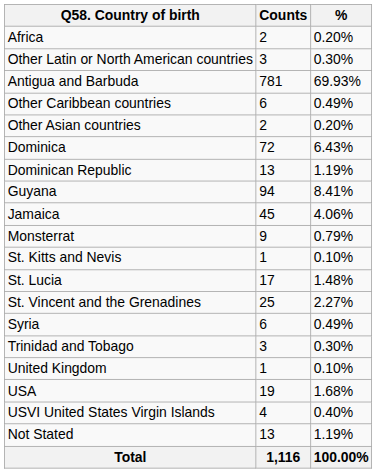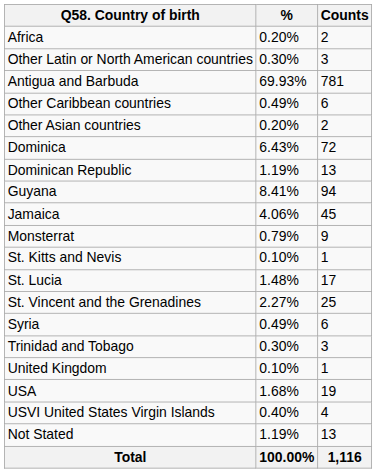columns swapped: (283, 15) <-> (341, 15)
